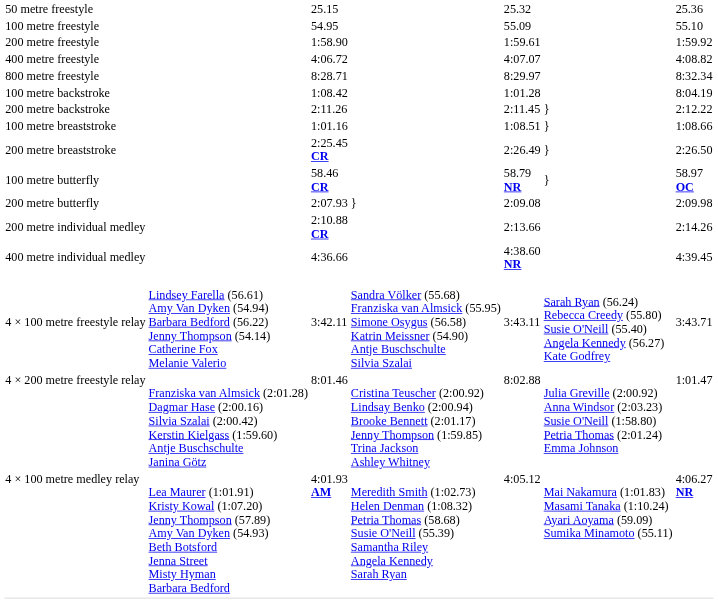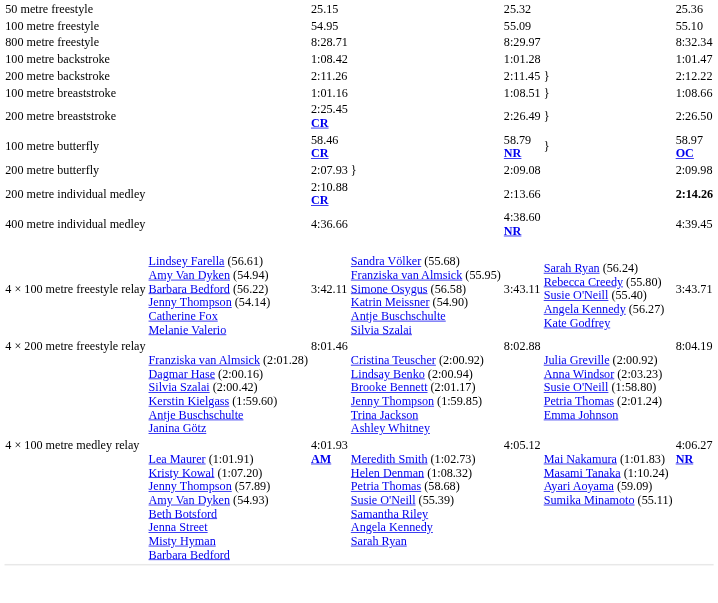- row: (52, 42)
- row: (52, 59)
(694, 92) 8:04.19 -> (694, 59) 1:01.47
(694, 227) normal -> (694, 193) bold
(694, 380) 1:01.47 -> (694, 346) 8:04.19
